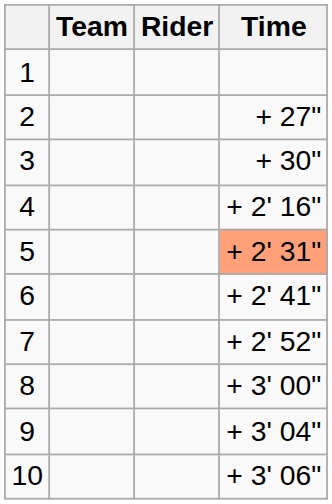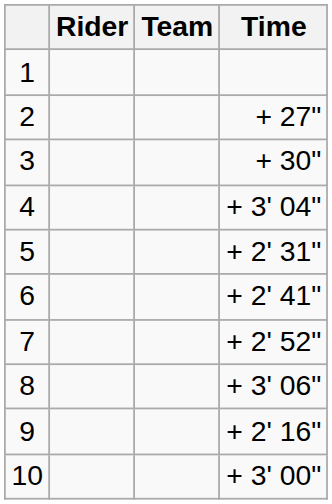columns swapped: (177, 26) <-> (92, 26)
(274, 206) + 2' 16" -> (274, 206) + 3' 04"
(274, 251) lightsalmon background -> (274, 251) no background
(274, 386) + 3' 00" -> (274, 386) + 3' 06"
(274, 431) + 3' 04" -> (274, 431) + 2' 16"
(274, 476) + 3' 06" -> (274, 476) + 3' 00"
